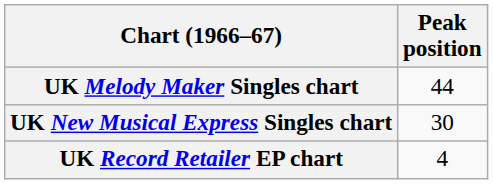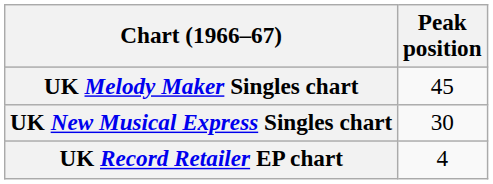(442, 85) 44 -> (442, 85) 45
